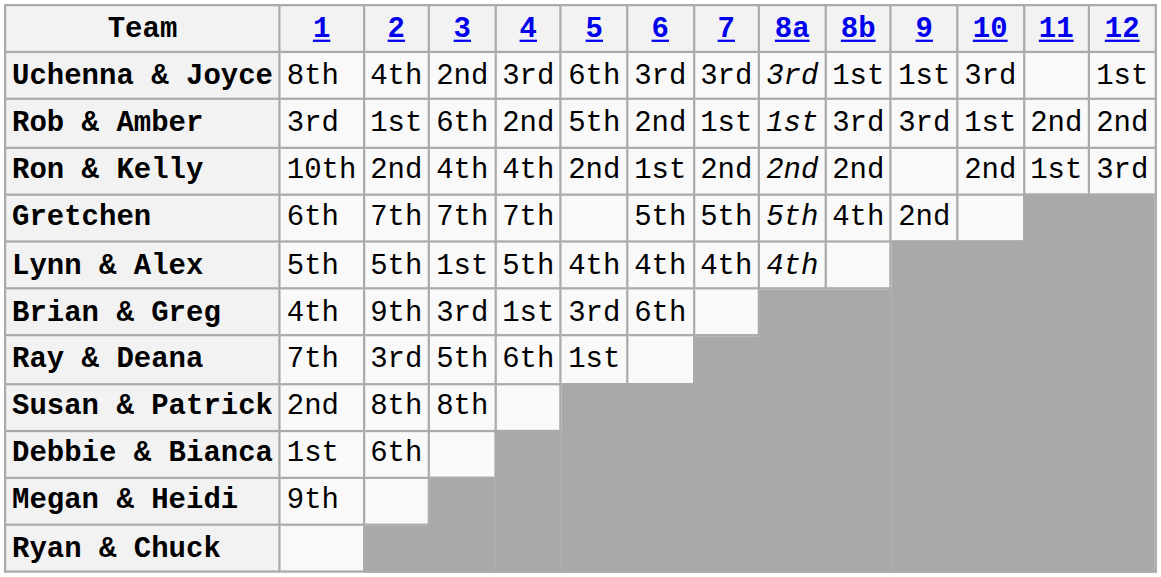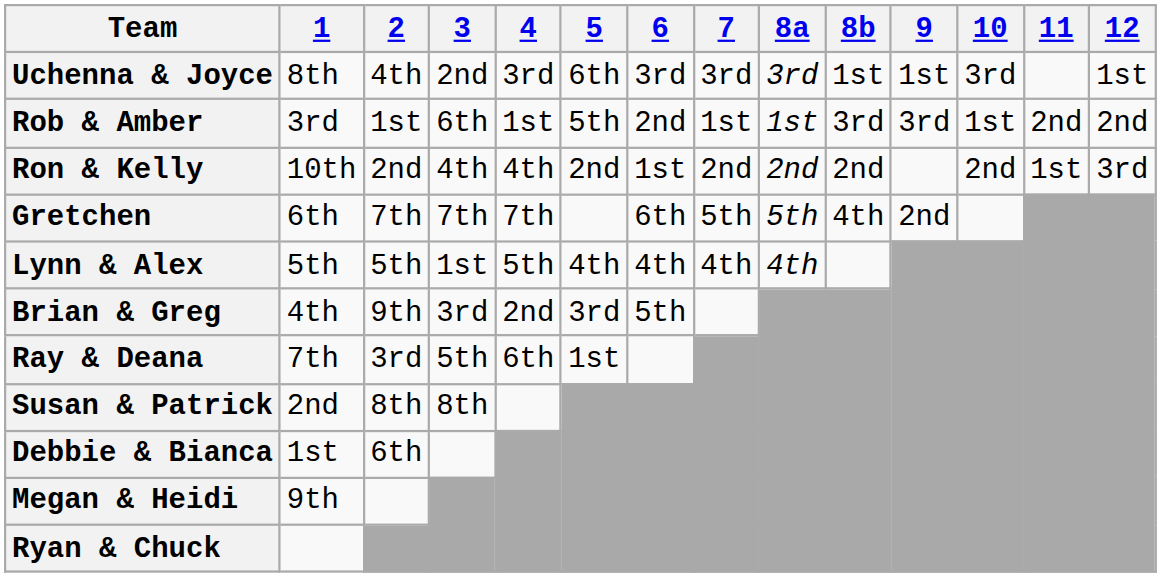(528, 123) 2nd -> (528, 123) 1st
(660, 218) 5th -> (660, 218) 6th
(528, 312) 1st -> (528, 312) 2nd
(660, 312) 6th -> (660, 312) 5th
